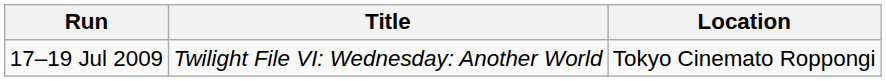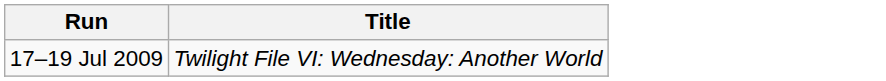- column: (744, 22)
